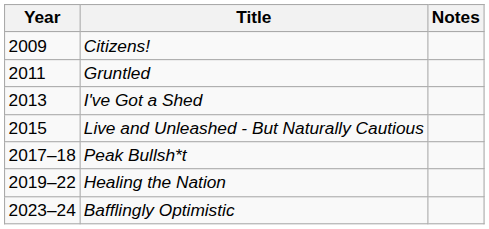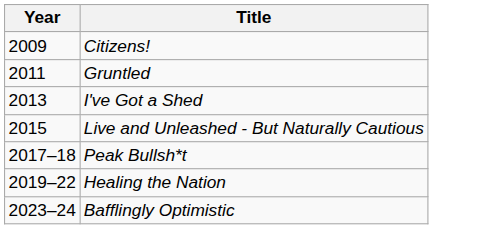- column: (456, 18)
